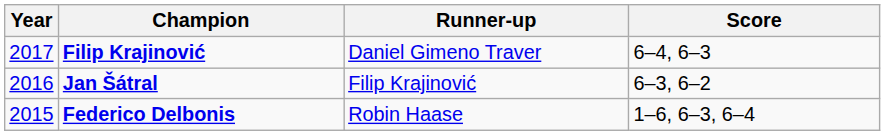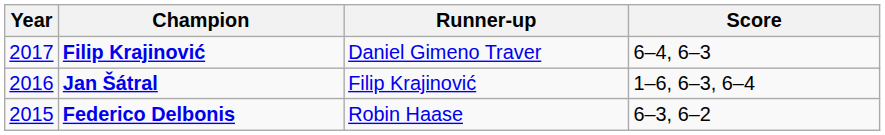(672, 84) 6–3, 6–2 -> (694, 84) 1–6, 6–3, 6–4
(694, 115) 1–6, 6–3, 6–4 -> (672, 115) 6–3, 6–2
